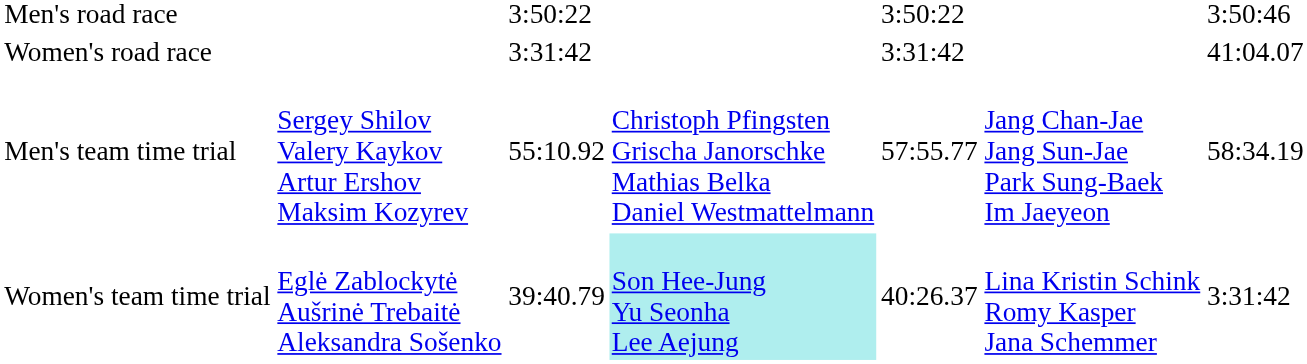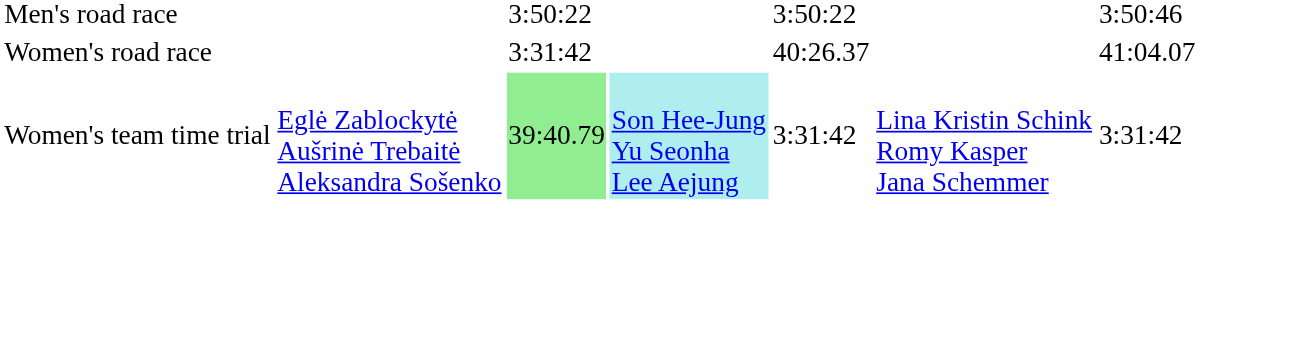(923, 51) 3:31:42 -> (821, 51) 40:26.37
- row: (120, 150)
(557, 296) no background -> (557, 135) lightgreen background
(929, 296) 40:26.37 -> (815, 135) 3:31:42
